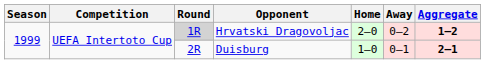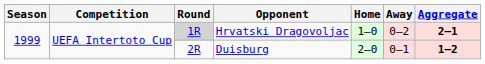(367, 31) 2–0 -> (367, 31) 1–0
(448, 31) 1–2 -> (448, 31) 2–1
(367, 49) 1–0 -> (367, 49) 2–0
(448, 49) 2–1 -> (448, 49) 1–2
